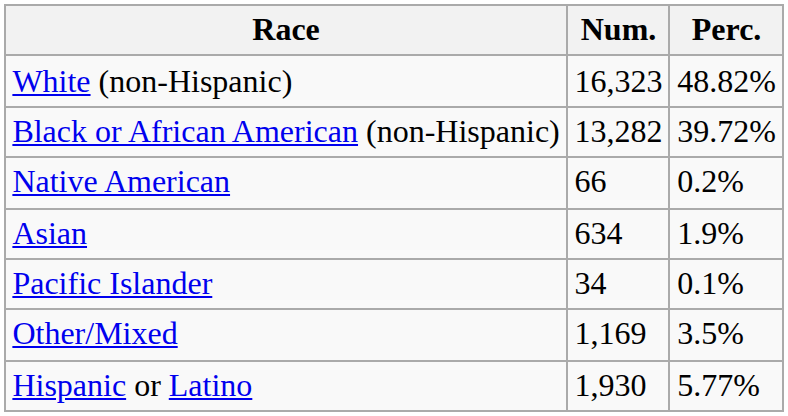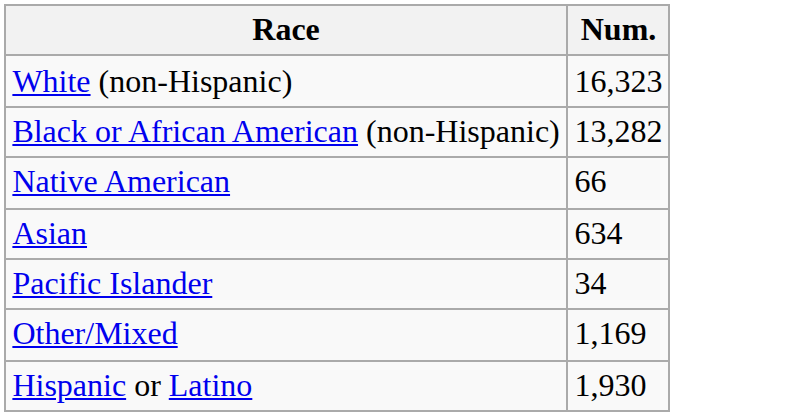- column: (727, 29)
